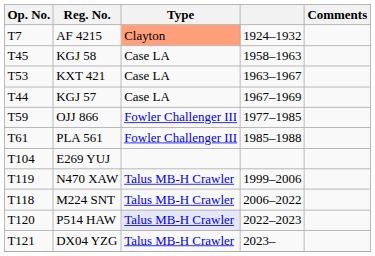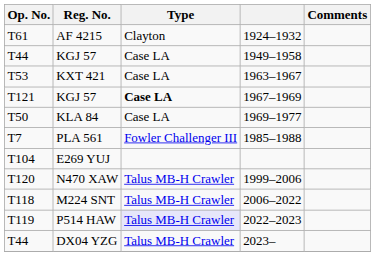(15, 35) T7 -> (18, 35) T61
(145, 35) lightsalmon background -> (145, 35) no background
+ row: (76, 55)
- row: (76, 55)
(18, 96) T44 -> (21, 96) T121
(147, 96) normal -> (148, 96) bold
+ row: (77, 117)
- row: (77, 117)
(18, 138) T61 -> (15, 138) T7
(21, 179) T119 -> (21, 179) T120
(21, 220) T120 -> (21, 220) T119
(21, 240) T121 -> (18, 240) T44
